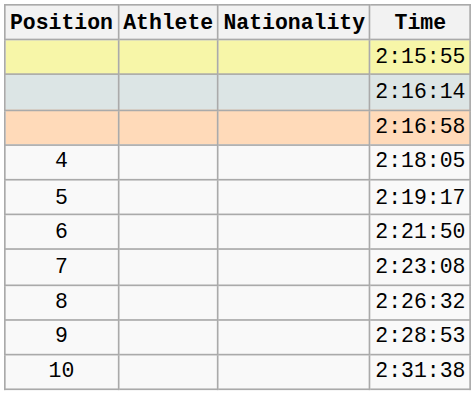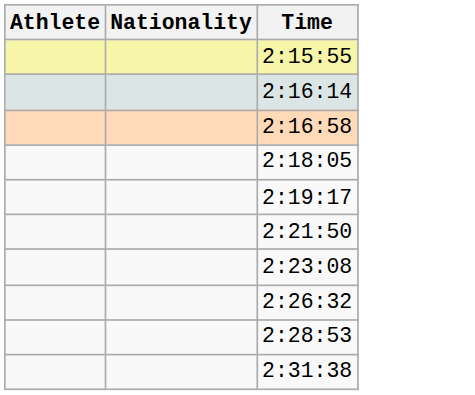- column: (61, 22)
